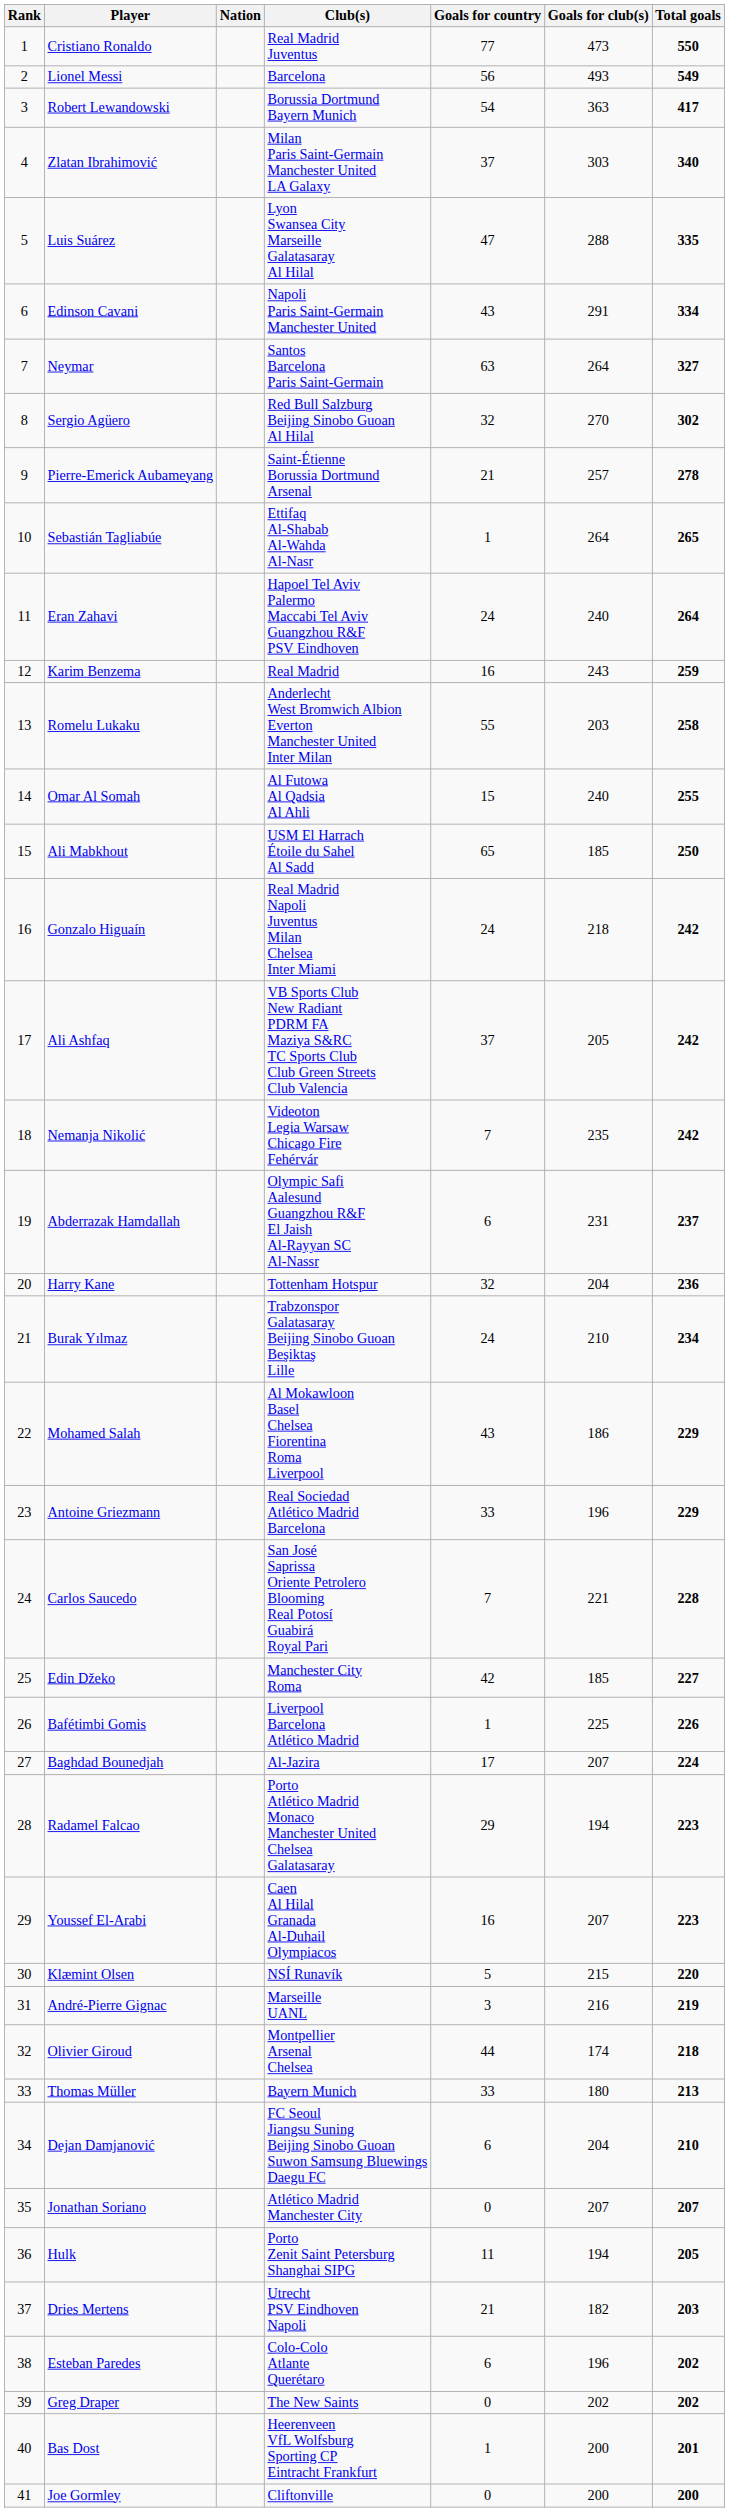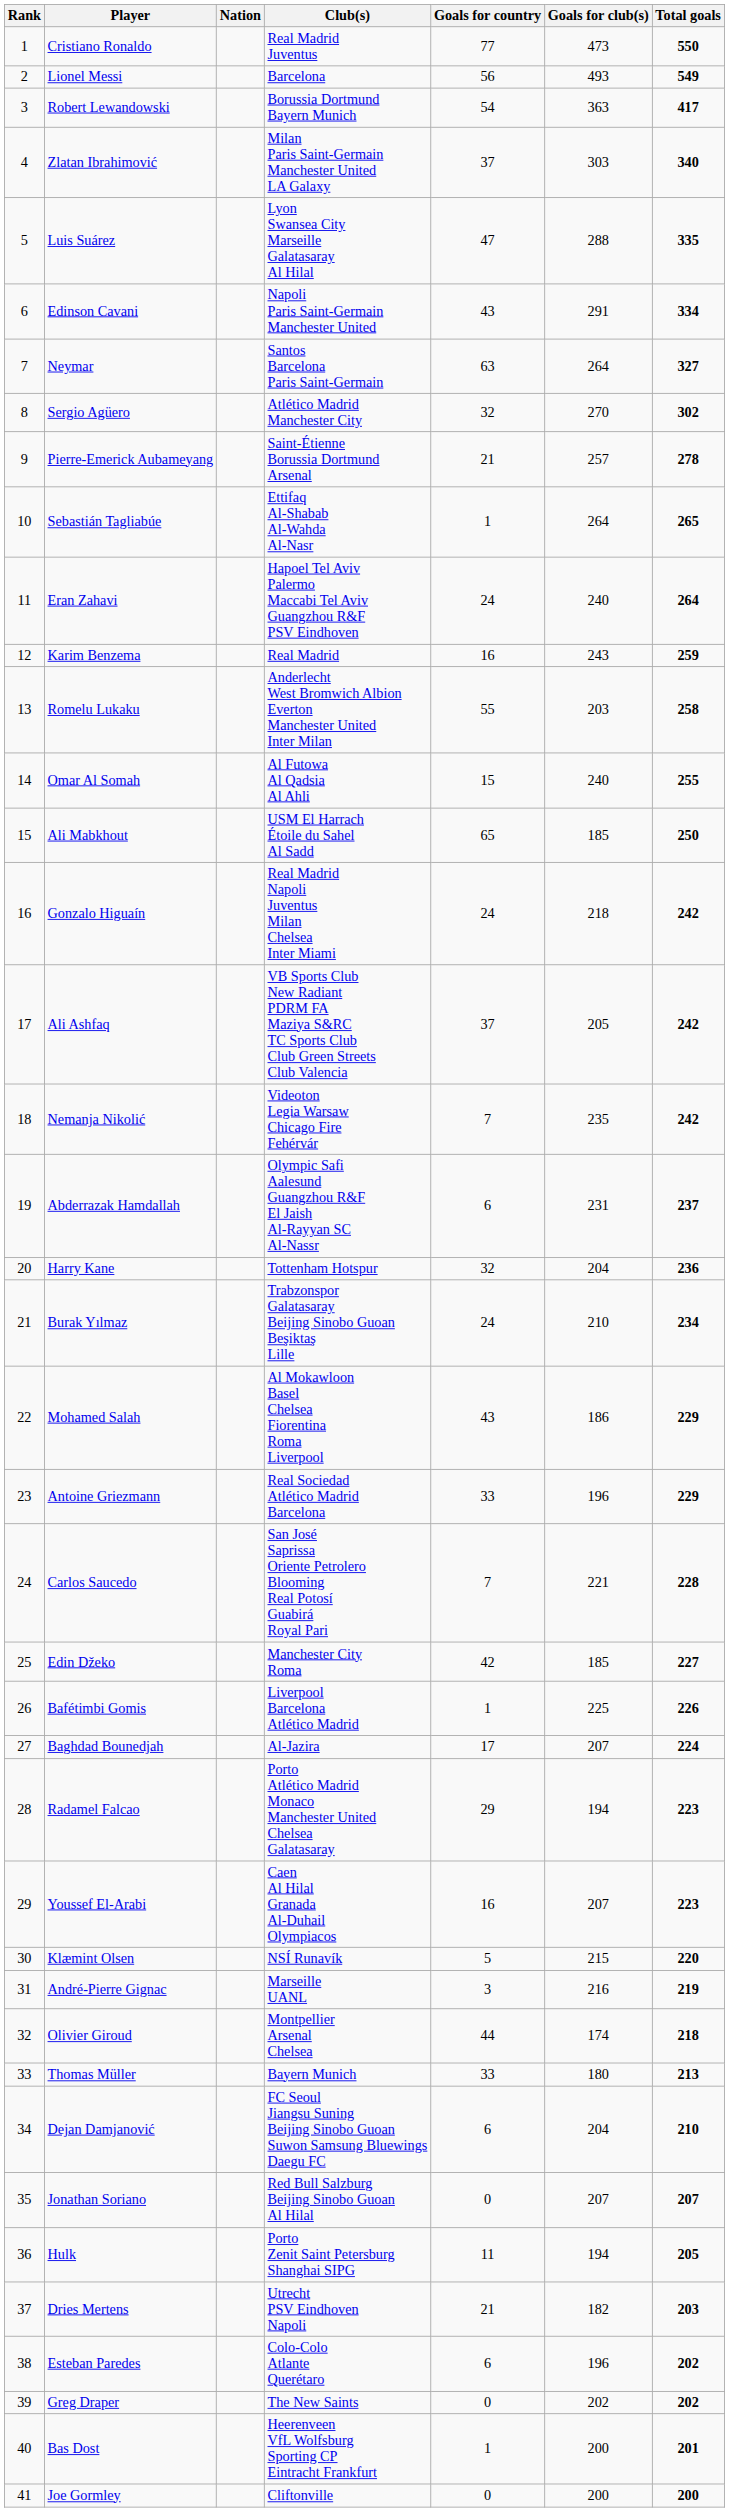(331, 420) Red Bull Salzburg Beijing Sinobo Guoan Al Hilal -> (315, 412) Atlético Madrid Manchester City
(315, 2207) Atlético Madrid Manchester City -> (331, 2199) Red Bull Salzburg Beijing Sinobo Guoan Al Hilal
